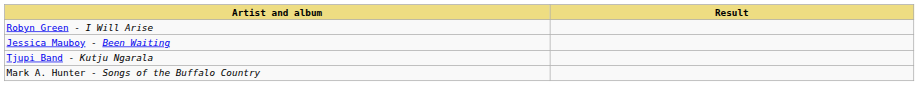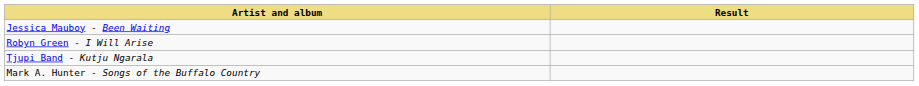rows swapped: (80, 27) <-> (88, 42)
